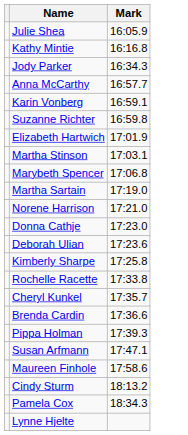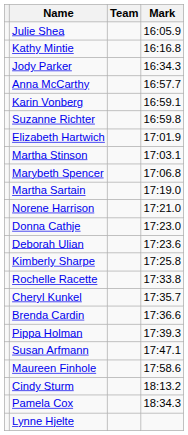+ column: (124, 13)
